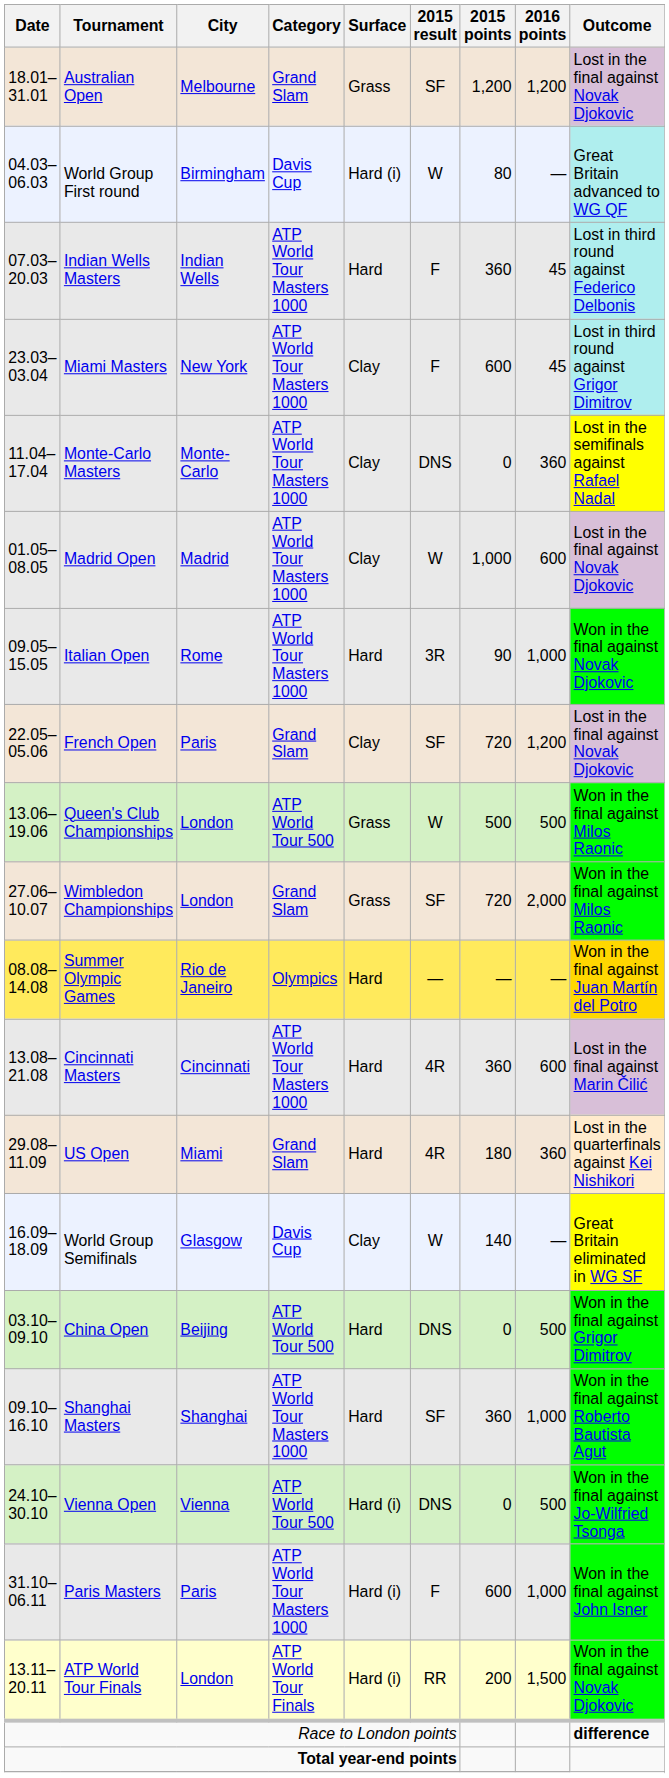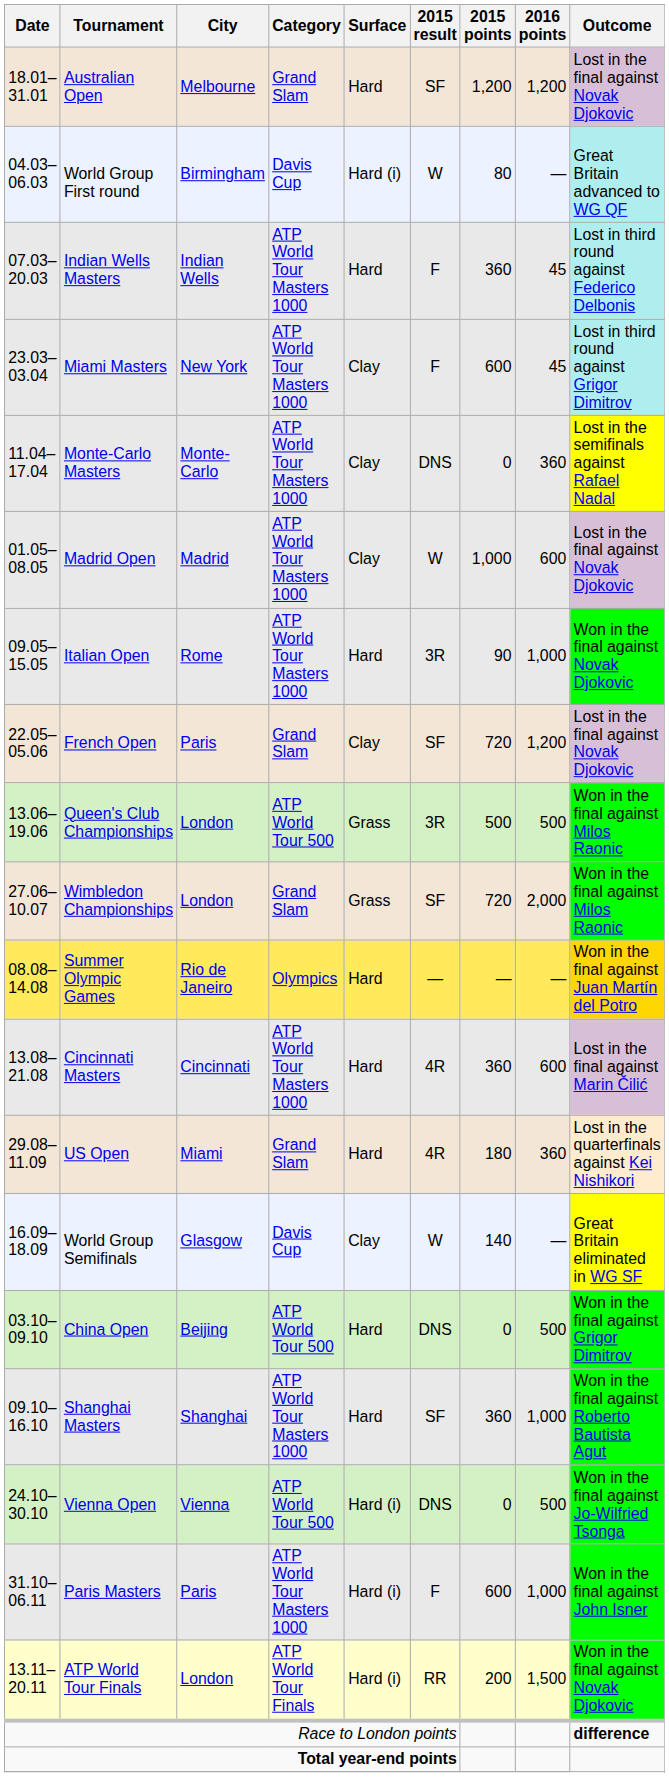(369, 86) Grass -> (365, 86) Hard
(435, 822) W -> (435, 822) 3R
